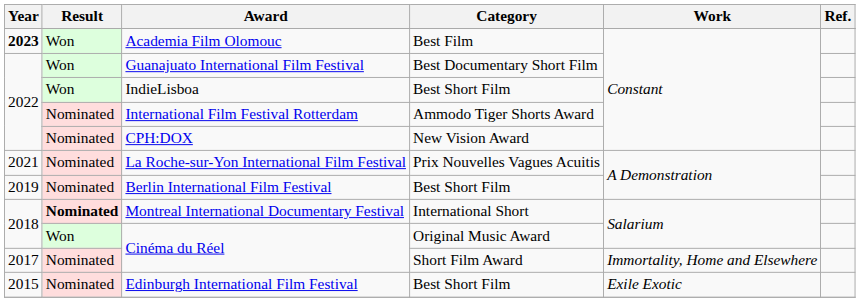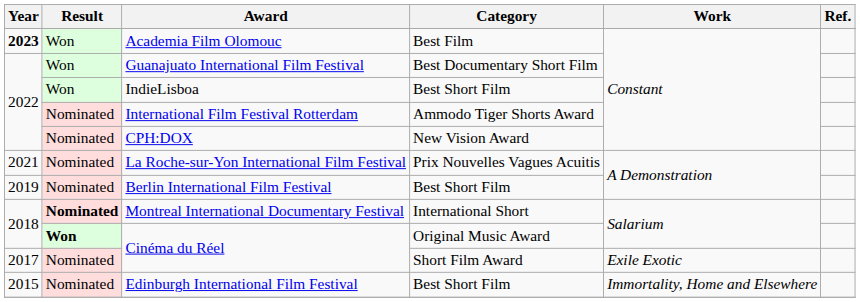(60, 235) normal -> (61, 235) bold
(712, 260) Immortality, Home and Elsewhere -> (644, 260) Exile Exotic
(644, 284) Exile Exotic -> (712, 284) Immortality, Home and Elsewhere
